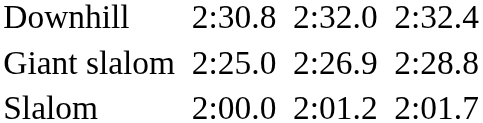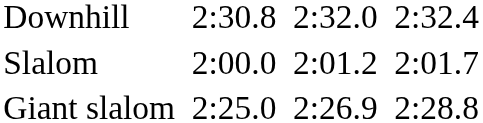rows swapped: (89, 62) <-> (51, 108)
